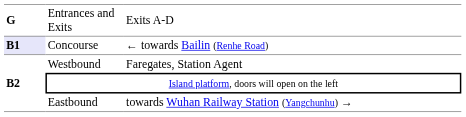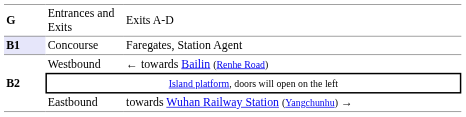(197, 45) ← towards Bailin (Renhe Road) -> (184, 45) Faregates, Station Agent
(184, 64) Faregates, Station Agent -> (197, 64) ← towards Bailin (Renhe Road)
